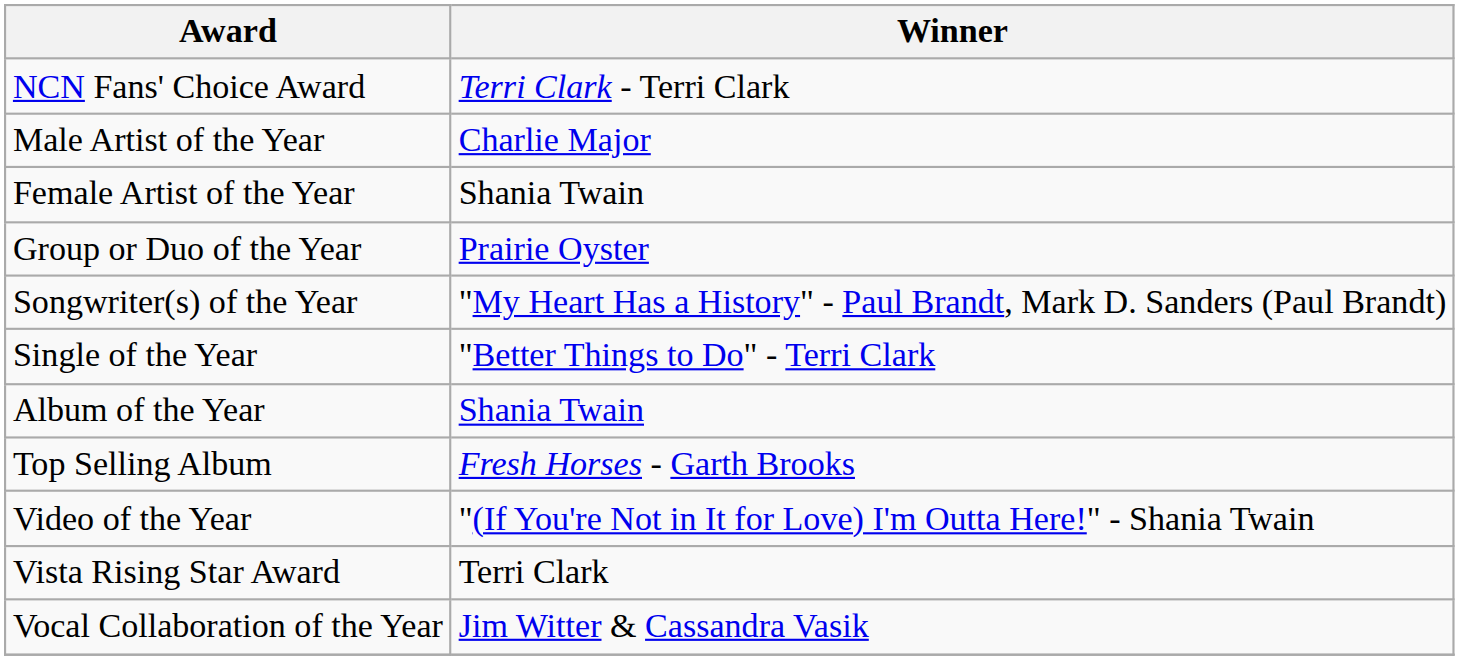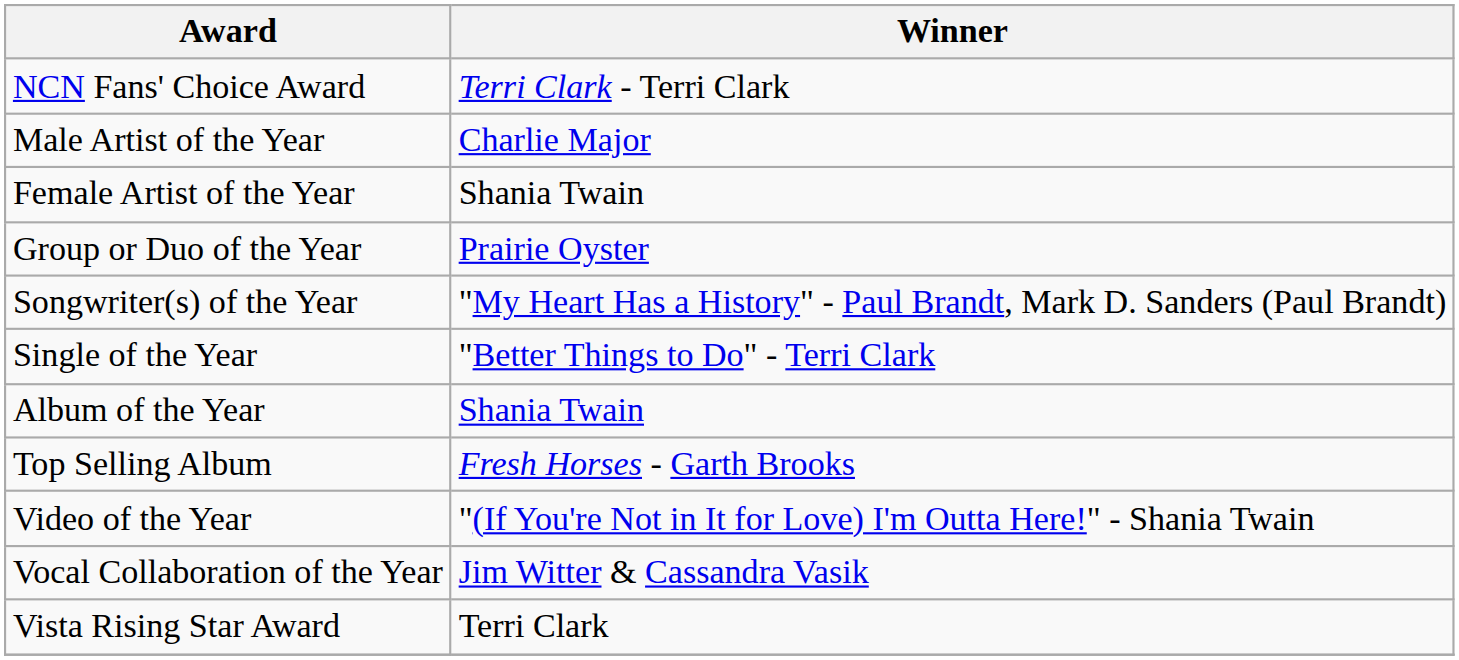rows swapped: (176, 572) <-> (228, 626)
